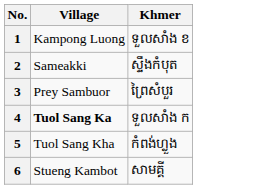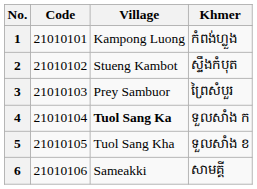+ column: (60, 15)
(160, 38) ទួលសាំង ខ -> (214, 38) កំពង់ហ្លួង
(60, 65) Sameakki -> (135, 65) Stueng Kambot
(154, 143) កំពង់ហ្លួង -> (220, 143) ទួលសាំង ខ
(76, 170) Stueng Kambot -> (120, 170) Sameakki
